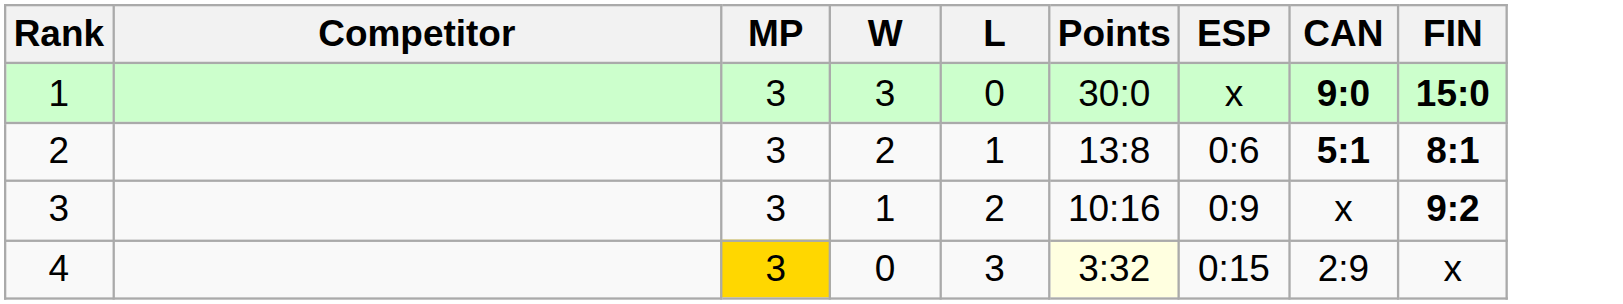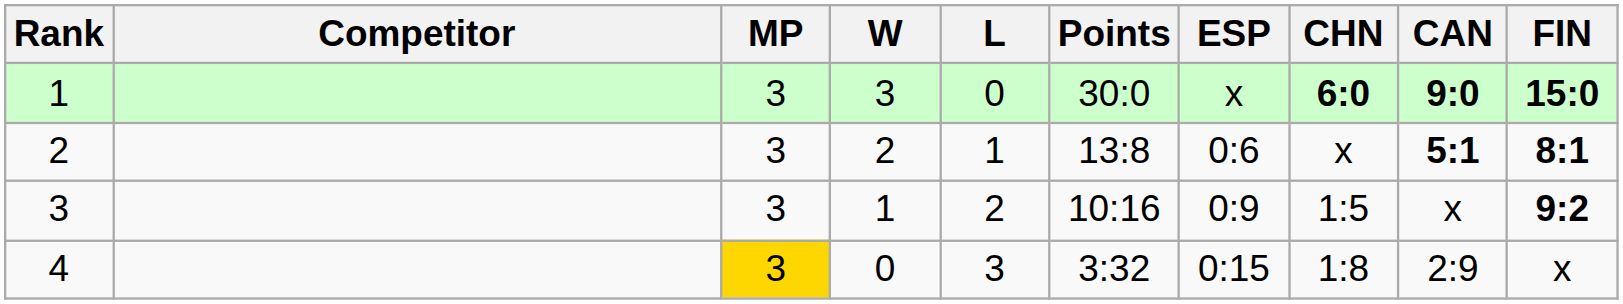+ column: (1343, 33)
(1114, 268) lightyellow background -> (1114, 268) no background
